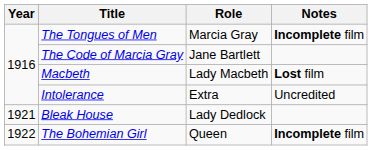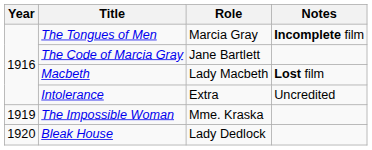+ row: (108, 114)
(21, 114) 1921 -> (21, 134) 1920
- row: (94, 134)
